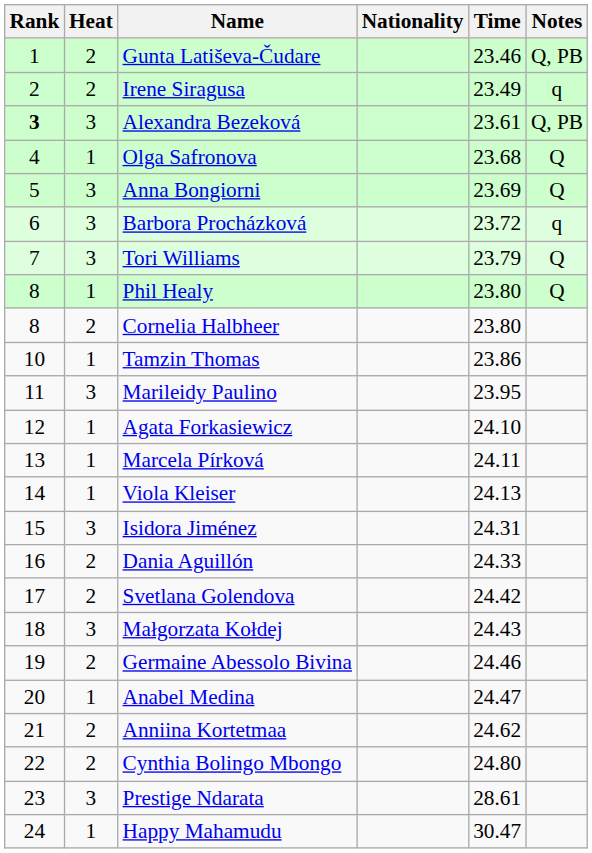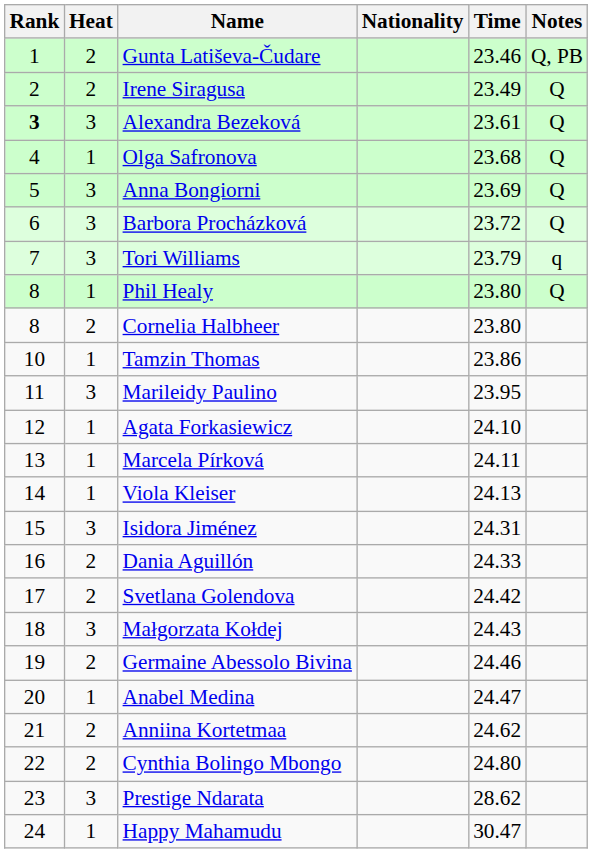(557, 88) q -> (557, 88) Q
(557, 122) Q, PB -> (557, 122) Q
(557, 223) q -> (557, 223) Q
(557, 257) Q -> (557, 257) q
(497, 797) 28.61 -> (497, 797) 28.62
